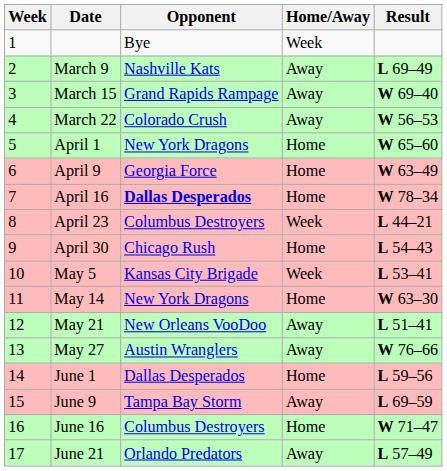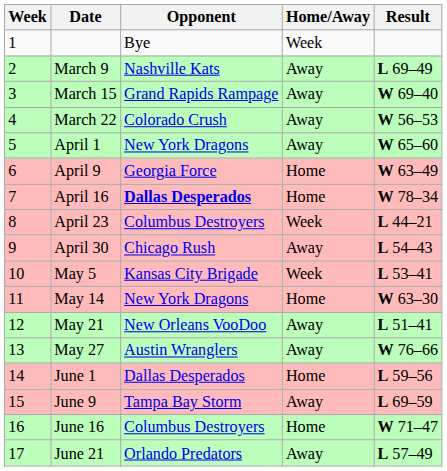(306, 145) Home -> (305, 145) Away
(306, 247) Home -> (305, 247) Away
